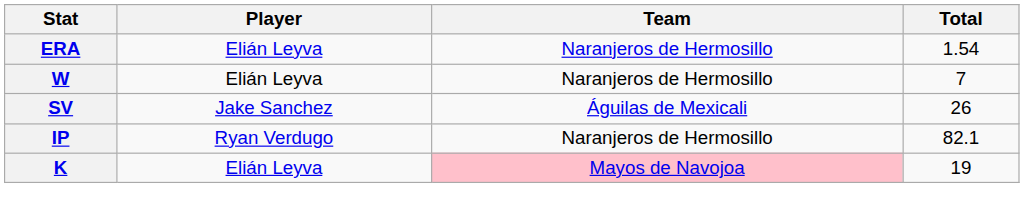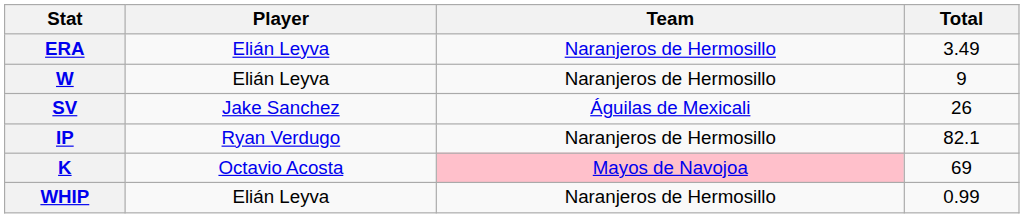(961, 49) 1.54 -> (961, 49) 3.49
(961, 78) 7 -> (961, 78) 9
(274, 167) Elián Leyva -> (281, 167) Octavio Acosta
(961, 167) 19 -> (961, 167) 69
+ row: (65, 197)
